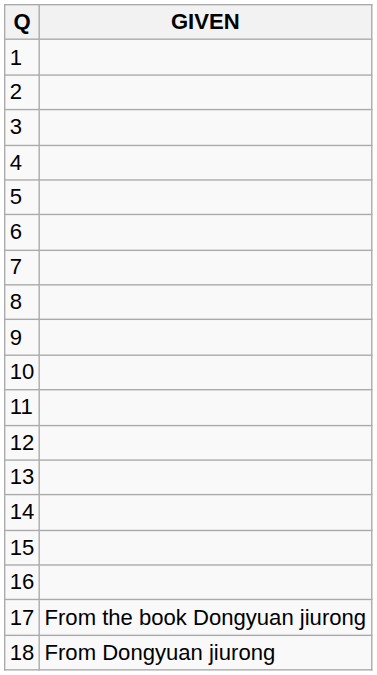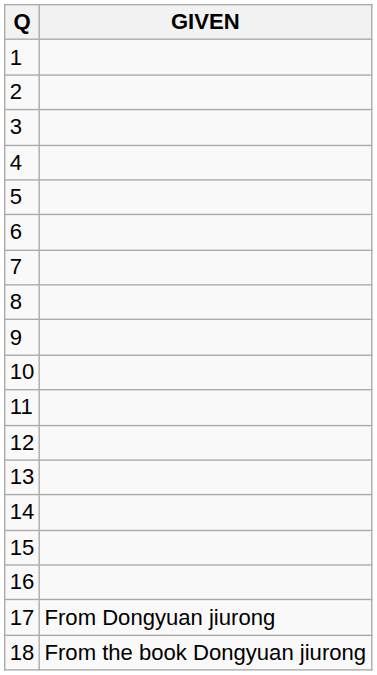(205, 617) From the book Dongyuan jiurong -> (160, 617) From Dongyuan jiurong
(160, 652) From Dongyuan jiurong -> (205, 652) From the book Dongyuan jiurong
